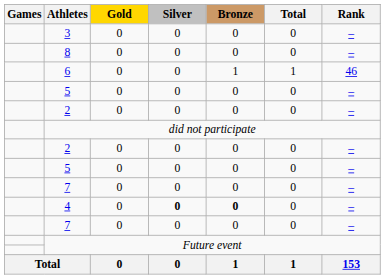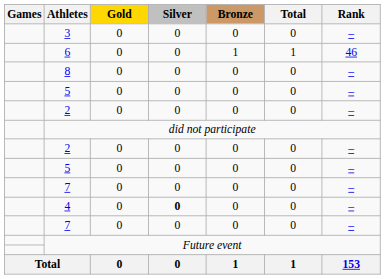rows swapped: (67, 72) <-> (67, 52)
(235, 206) bold -> (235, 206) normal
